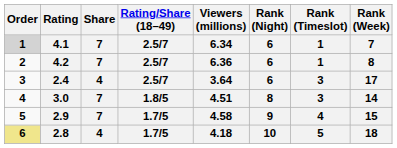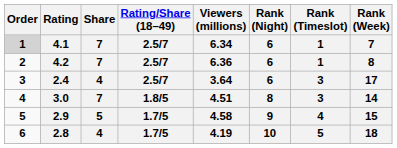(100, 116) 7 -> (100, 116) 5
(22, 134) khaki background -> (22, 134) no background
(221, 134) 4.18 -> (221, 134) 4.19
